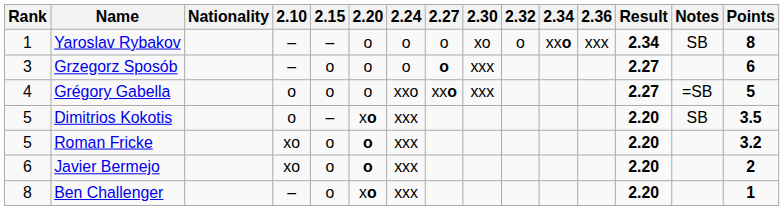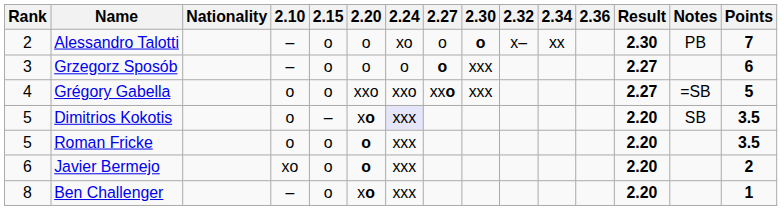- row: (117, 42)
+ row: (117, 42)
(368, 92) o -> (366, 92) xxo
(406, 117) no background -> (404, 117) lavender background
(292, 142) xo -> (290, 142) o
(751, 142) 3.2 -> (749, 142) 3.5
